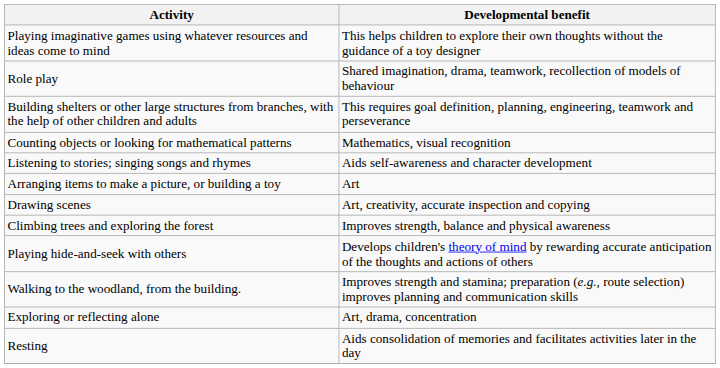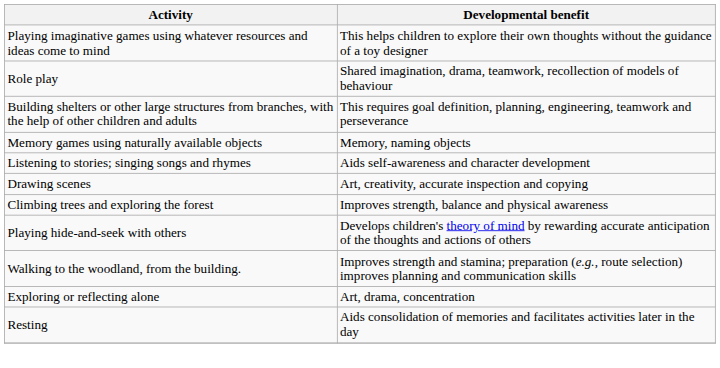- row: (150, 142)
+ row: (135, 142)
- row: (144, 184)
